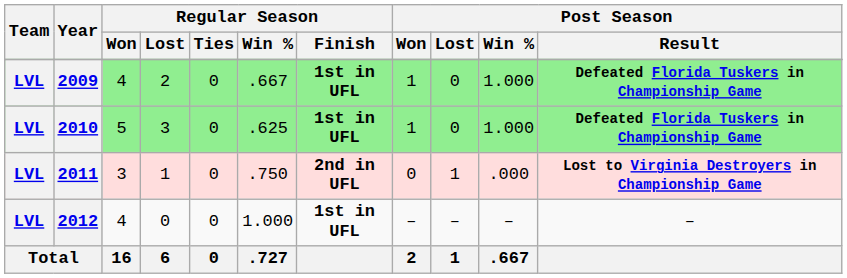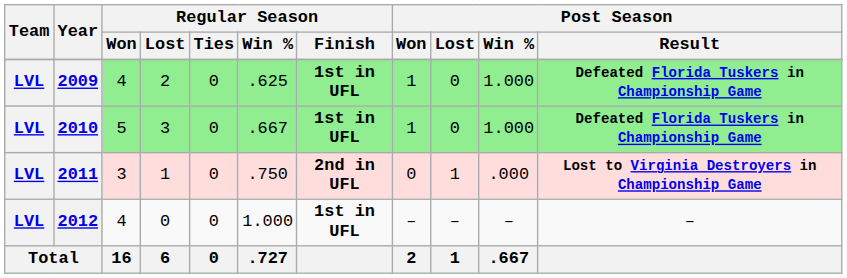(268, 83) .667 -> (268, 83) .625
(268, 129) .625 -> (268, 129) .667
